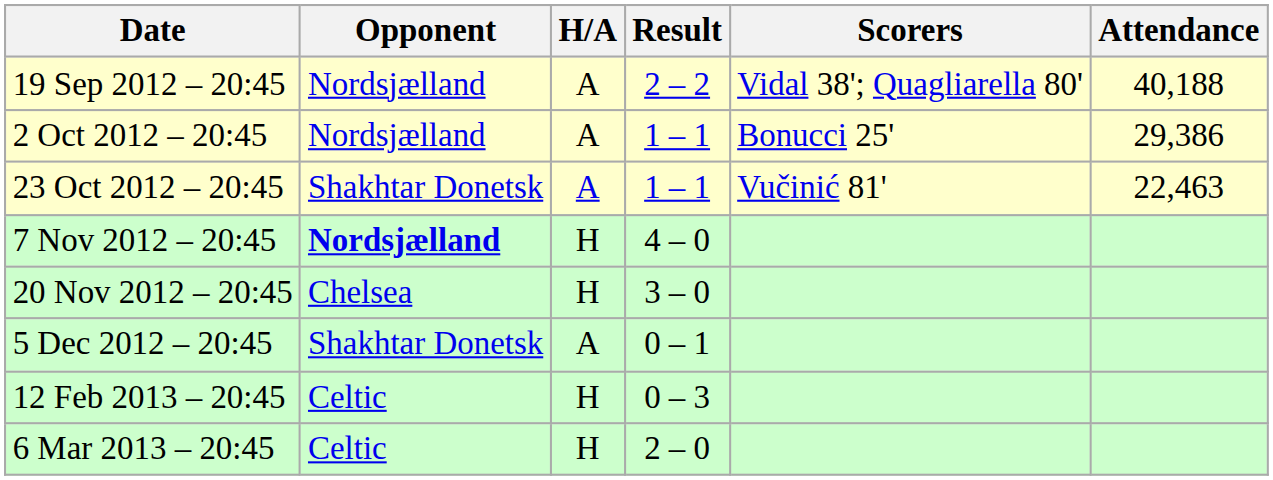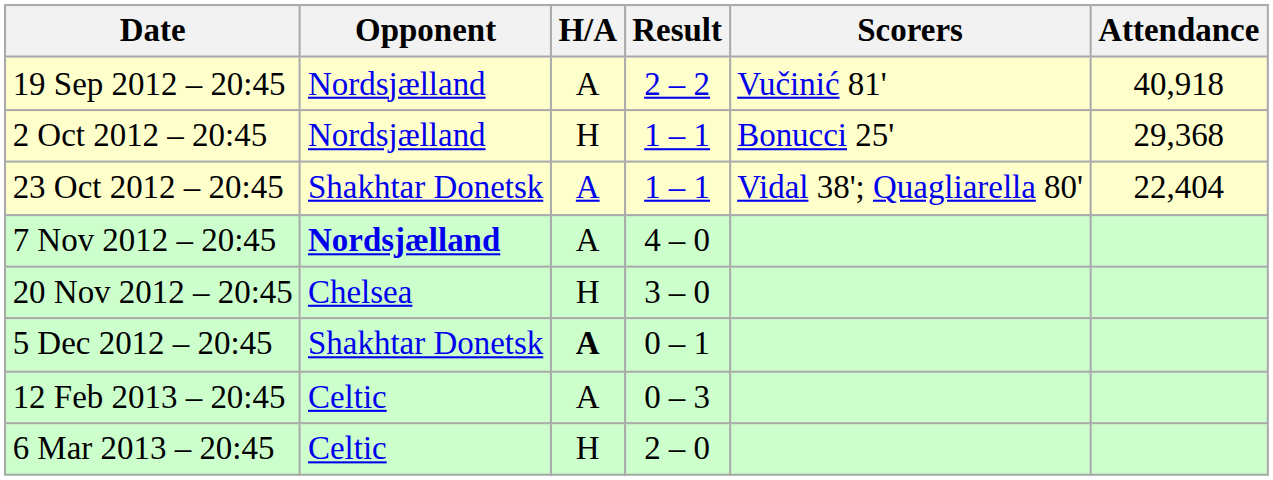(910, 82) Vidal 38'; Quagliarella 80' -> (812, 82) Vučinić 81'
(1179, 82) 40,188 -> (1179, 82) 40,918
(588, 135) A -> (588, 135) H
(1179, 135) 29,386 -> (1179, 135) 29,368
(812, 187) Vučinić 81' -> (910, 187) Vidal 38'; Quagliarella 80'
(1179, 187) 22,463 -> (1179, 187) 22,404
(588, 239) H -> (588, 239) A
(588, 344) normal -> (588, 344) bold
(588, 396) H -> (588, 396) A
